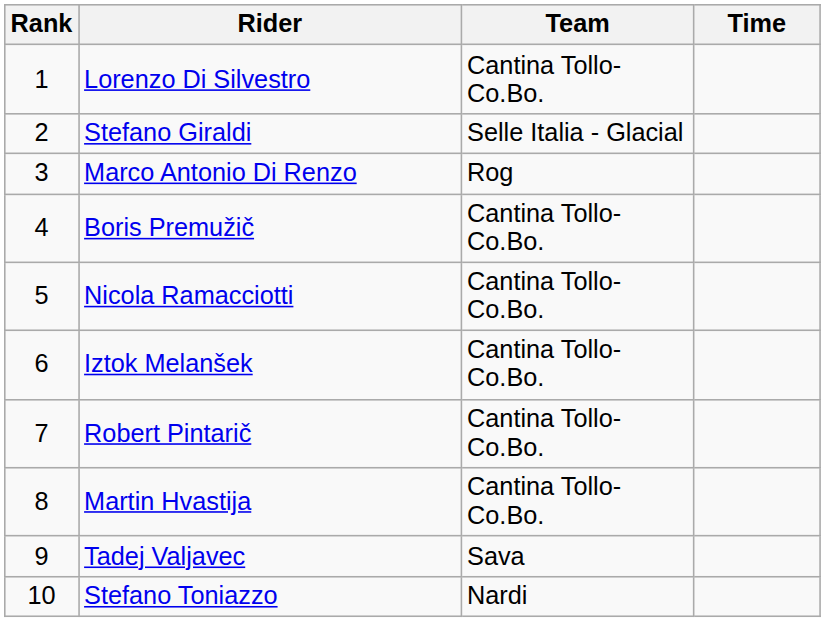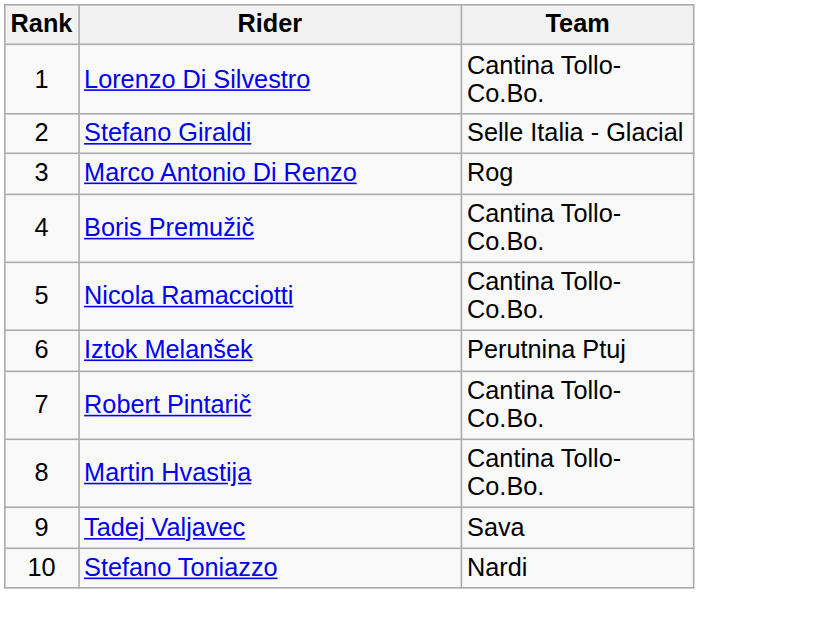- column: (757, 24)
(544, 364) Cantina Tollo-Co.Bo. -> (546, 350) Perutnina Ptuj
